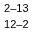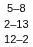+ row: (16, 9)
